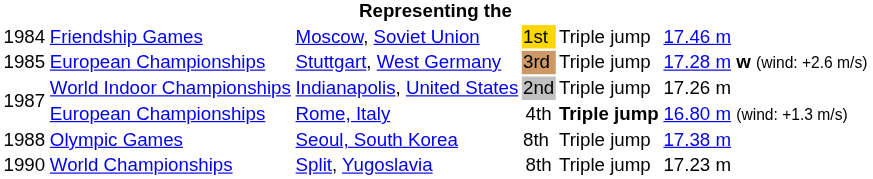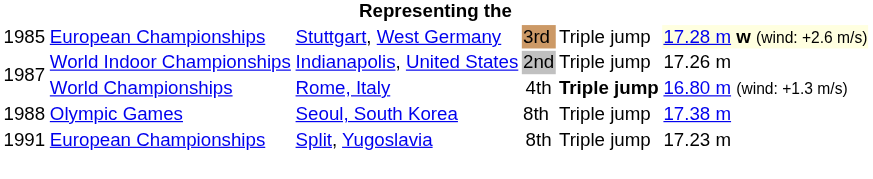- row: (388, 36)
(765, 62) no background -> (765, 36) lightyellow background
(158, 113) European Championships -> (141, 88) World Championships
(24, 165) 1990 -> (24, 139) 1991
(141, 165) World Championships -> (158, 139) European Championships
